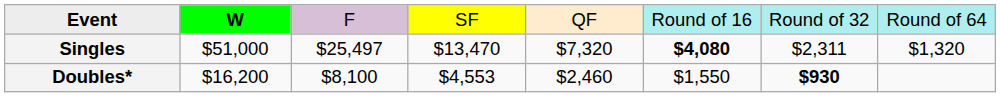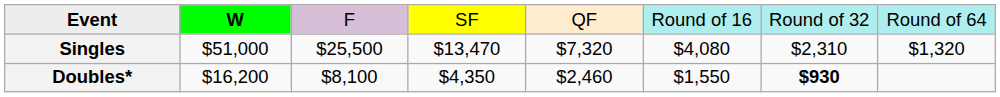(349, 49) $25,497 -> (349, 49) $25,500
(702, 49) bold -> (702, 49) normal
(819, 49) $2,311 -> (819, 49) $2,310
(467, 78) $4,553 -> (467, 78) $4,350
